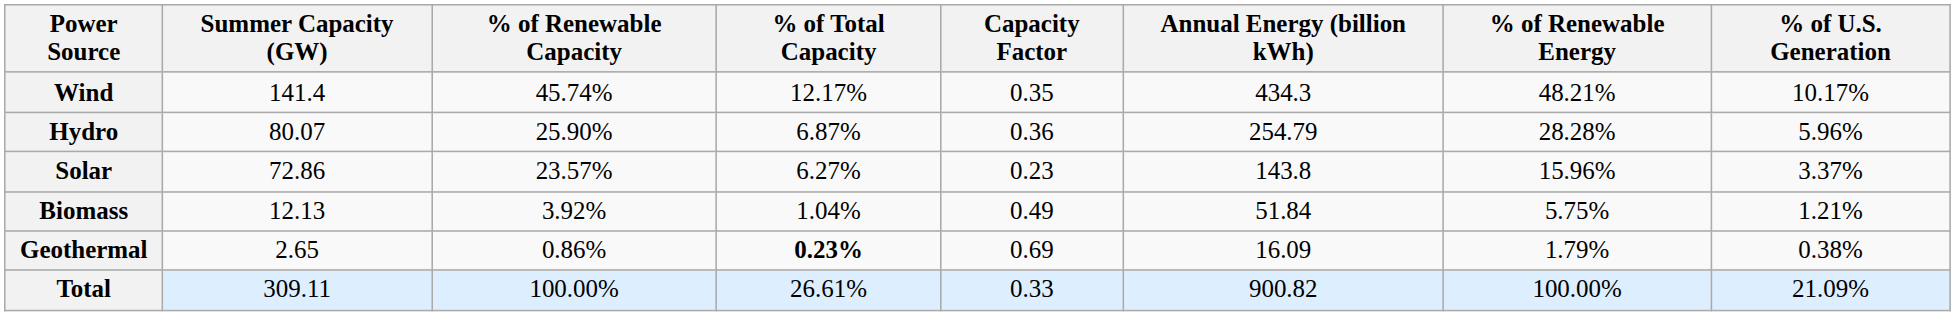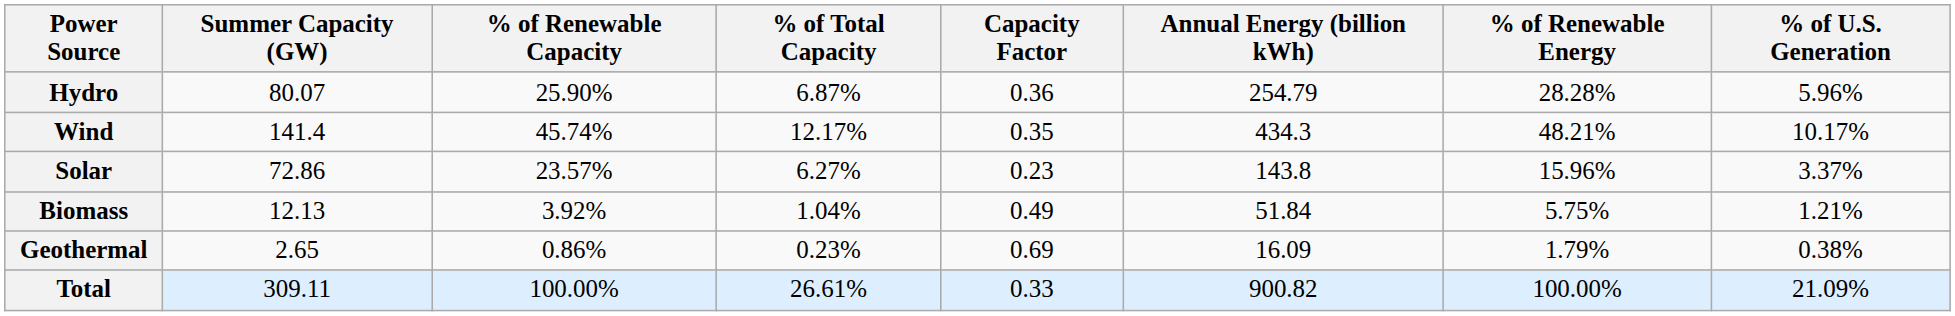rows swapped: (84, 91) <-> (84, 131)
(829, 250) bold -> (829, 250) normal
